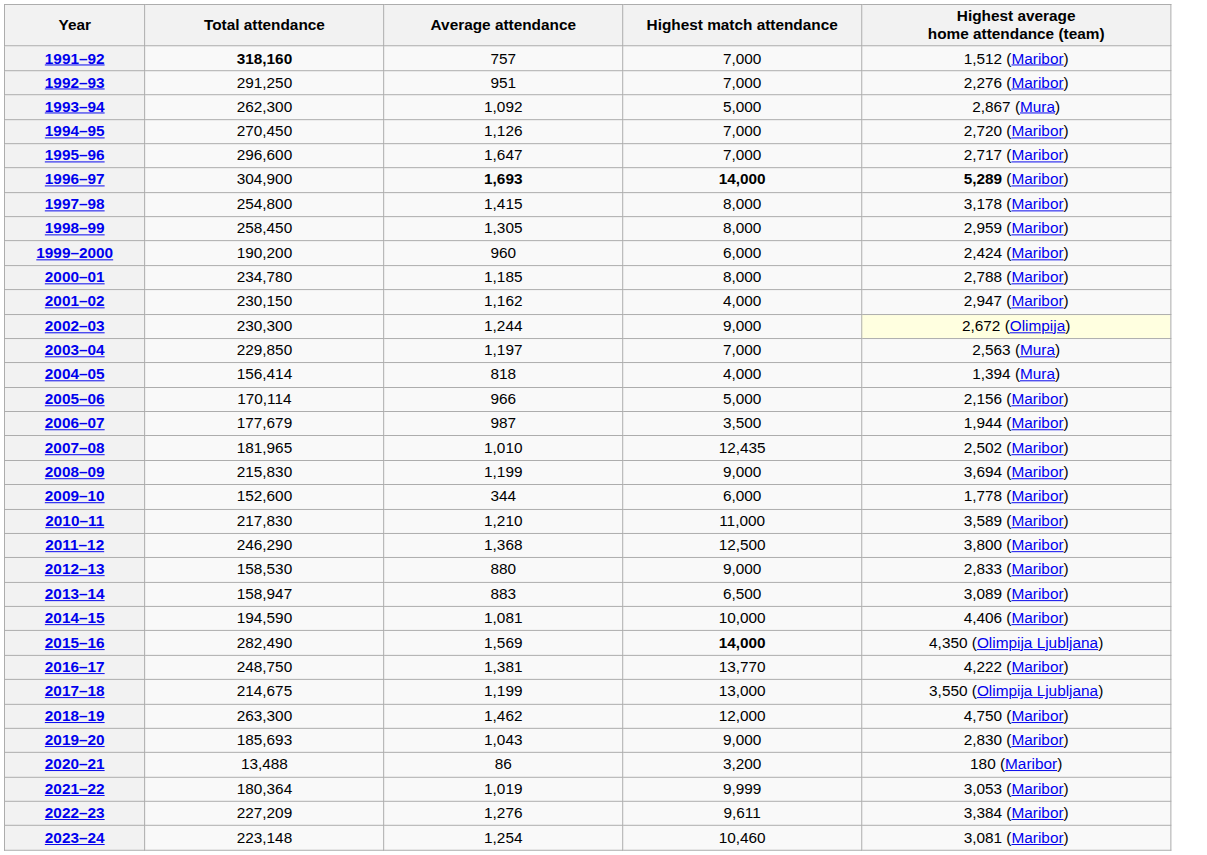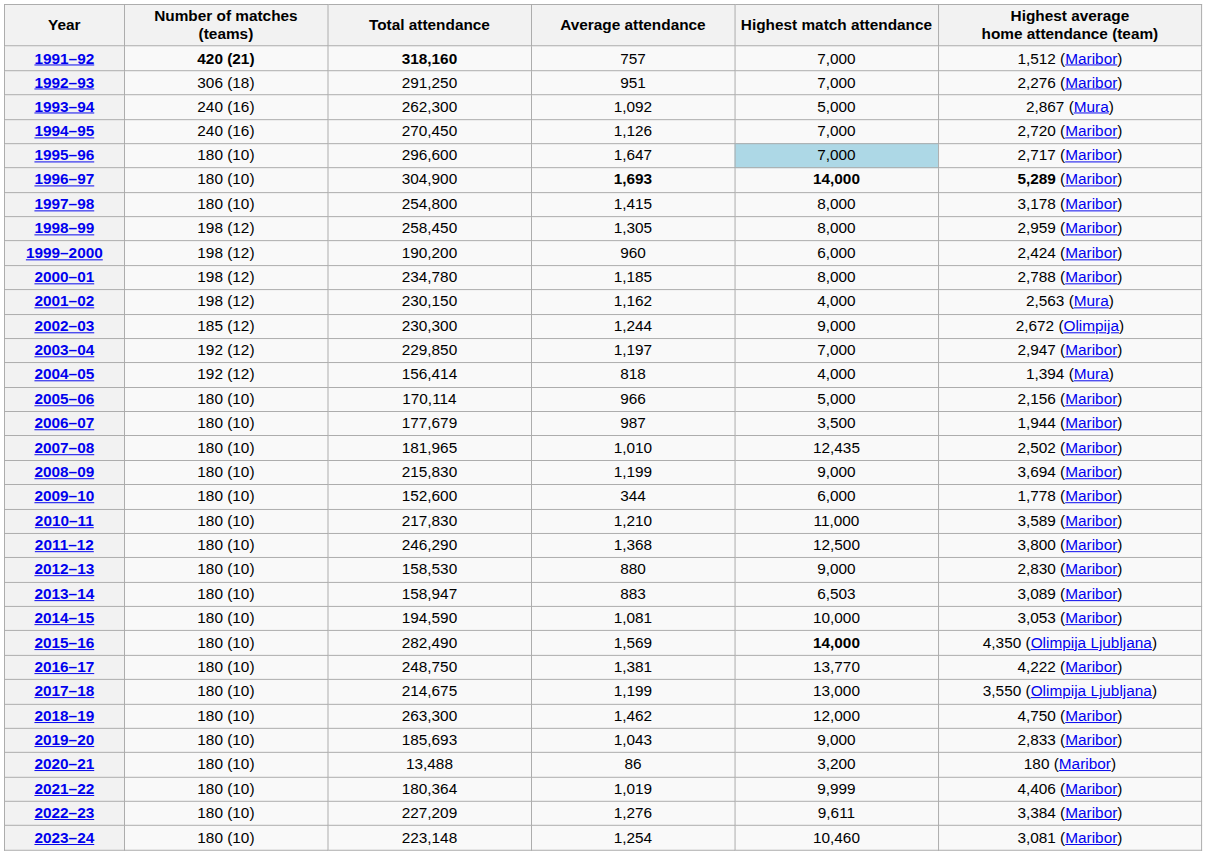+ column: (226, 25)
(742, 155) no background -> (836, 155) lightblue background
(1016, 301) 2,947 (Maribor) -> (1070, 301) 2,563 (Mura)
(1016, 326) lightyellow background -> (1070, 326) no background
(1016, 350) 2,563 (Mura) -> (1070, 350) 2,947 (Maribor)
(1016, 569) 2,833 (Maribor) -> (1070, 569) 2,830 (Maribor)
(742, 594) 6,500 -> (836, 594) 6,503
(1016, 618) 4,406 (Maribor) -> (1070, 618) 3,053 (Maribor)
(1016, 740) 2,830 (Maribor) -> (1070, 740) 2,833 (Maribor)
(1016, 789) 3,053 (Maribor) -> (1070, 789) 4,406 (Maribor)
